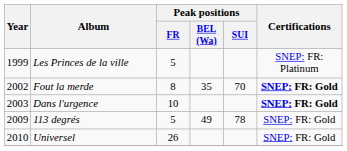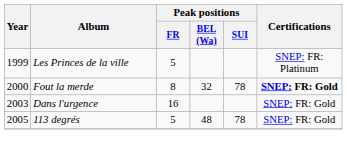(18, 86) 2002 -> (18, 86) 2000
(206, 86) 35 -> (206, 86) 32
(240, 86) 70 -> (240, 86) 78
(173, 103) 10 -> (173, 103) 16
(299, 103) bold -> (299, 103) normal
(18, 120) 2009 -> (18, 120) 2005
(206, 120) 49 -> (206, 120) 48
- row: (54, 137)
